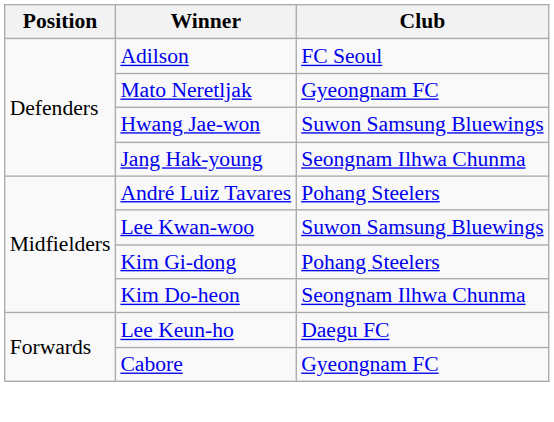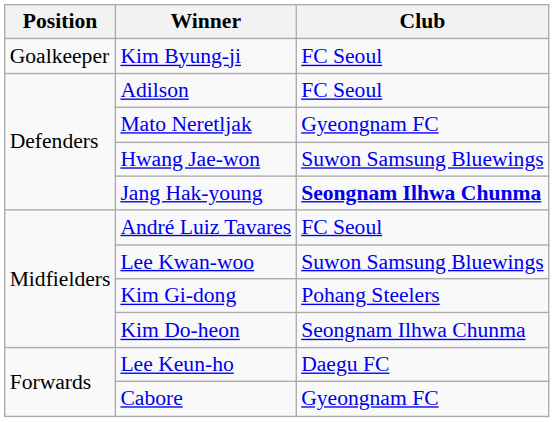+ row: (181, 55)
(413, 158) normal -> (421, 192) bold
(370, 192) Pohang Steelers -> (342, 227) FC Seoul
